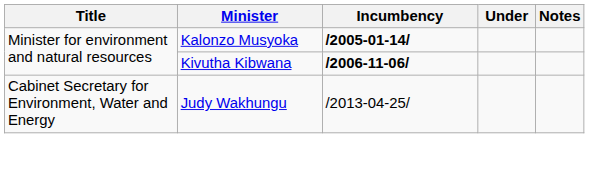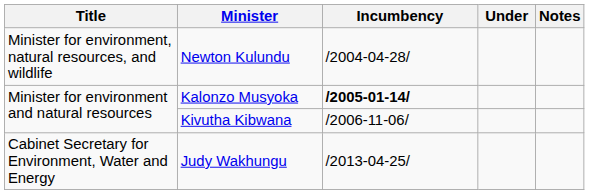+ row: (235, 56)
(367, 63) bold -> (367, 120) normal
